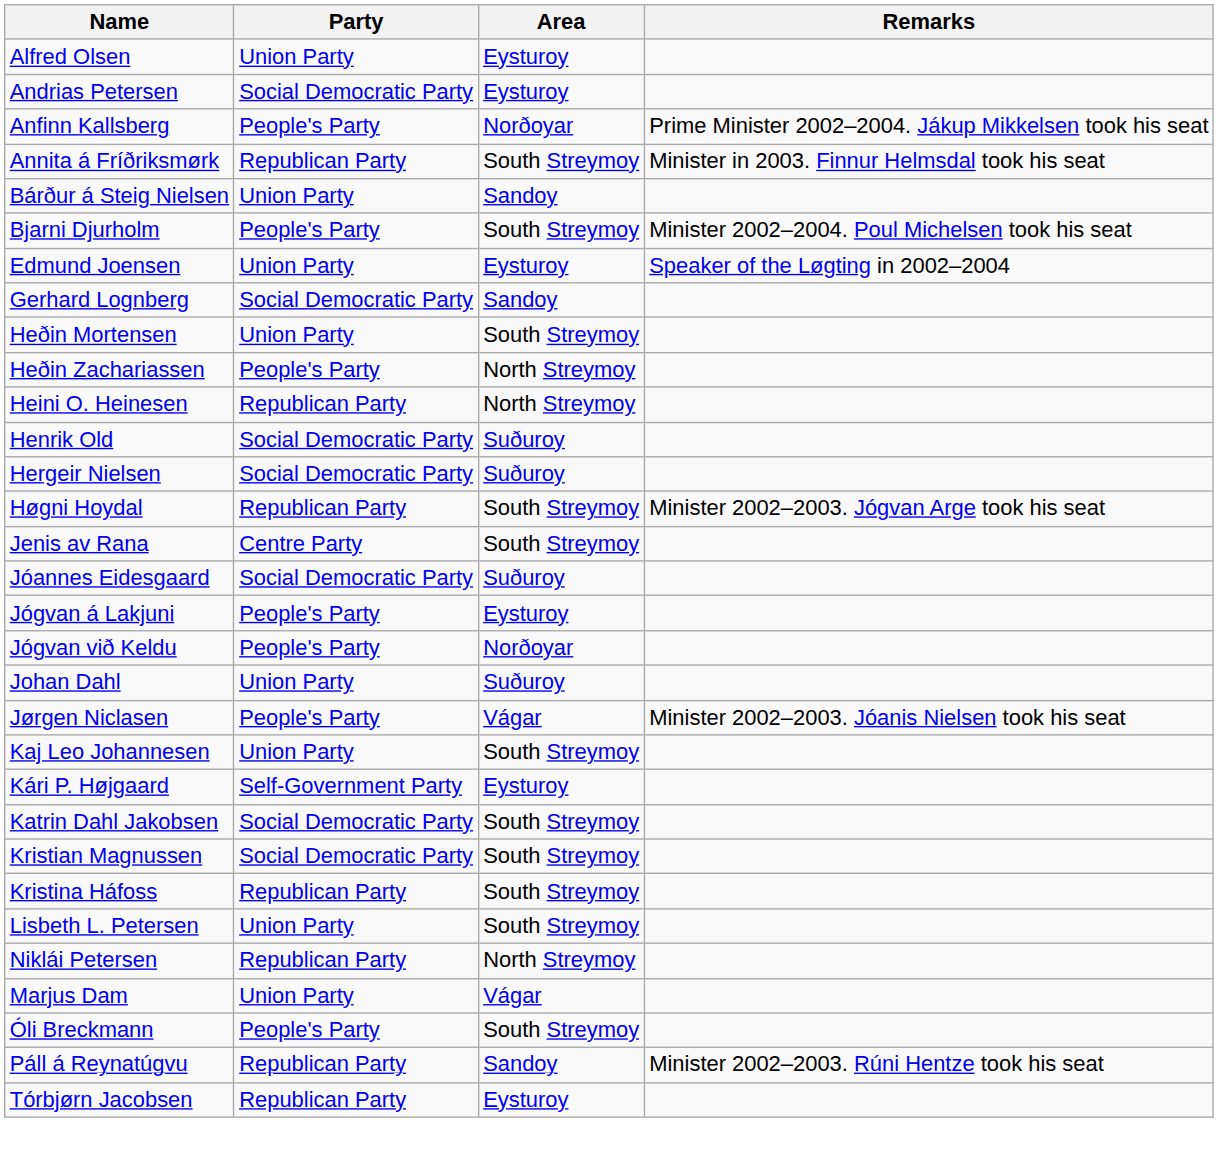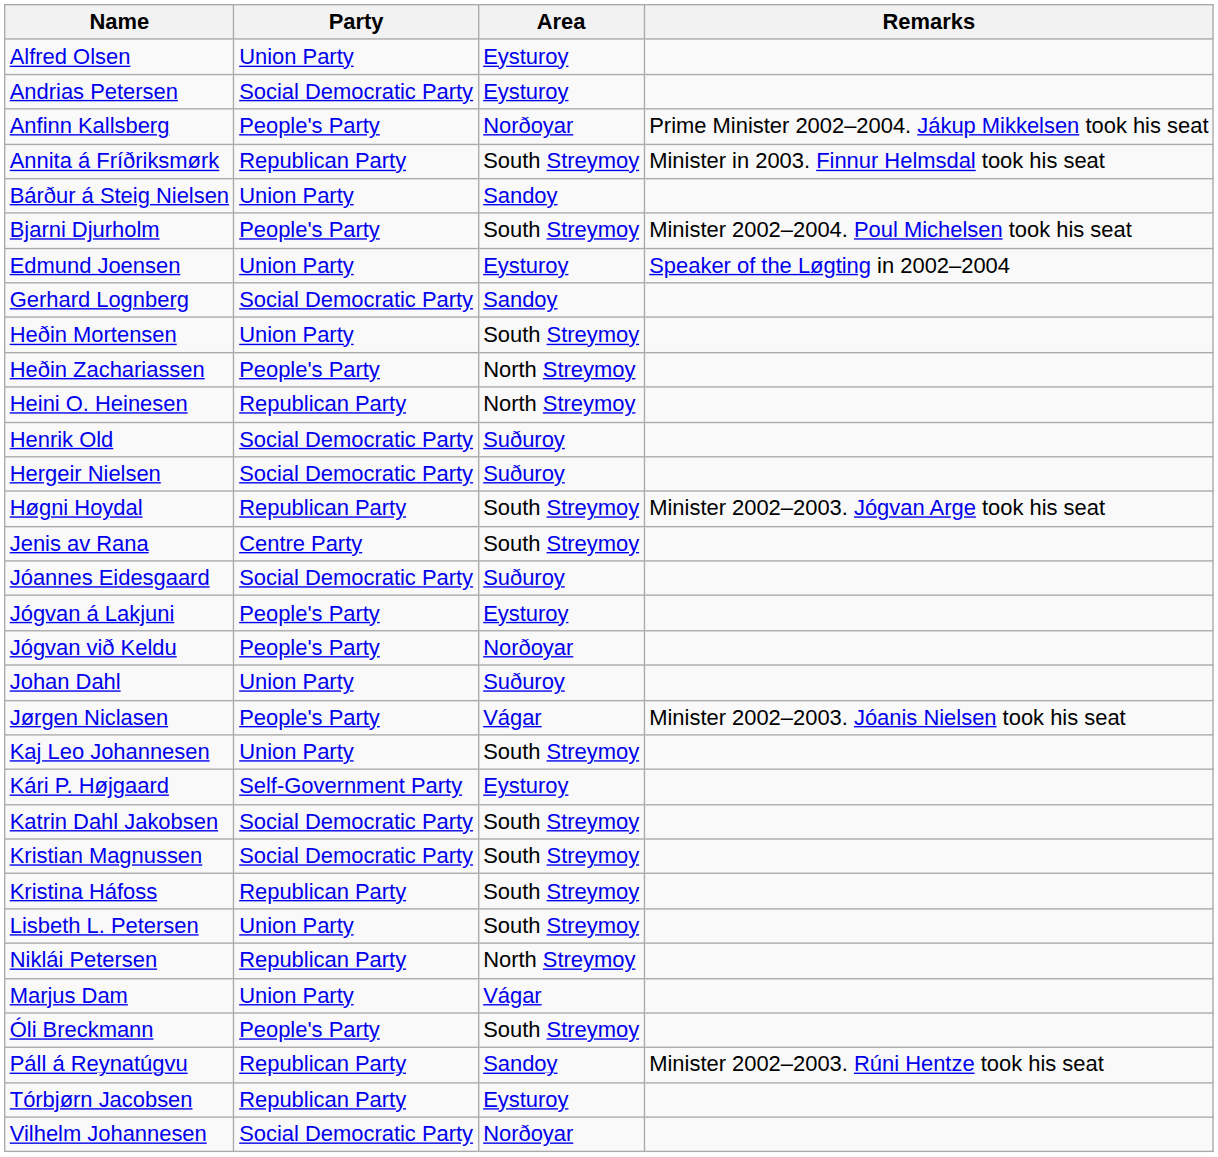+ row: (108, 1134)
